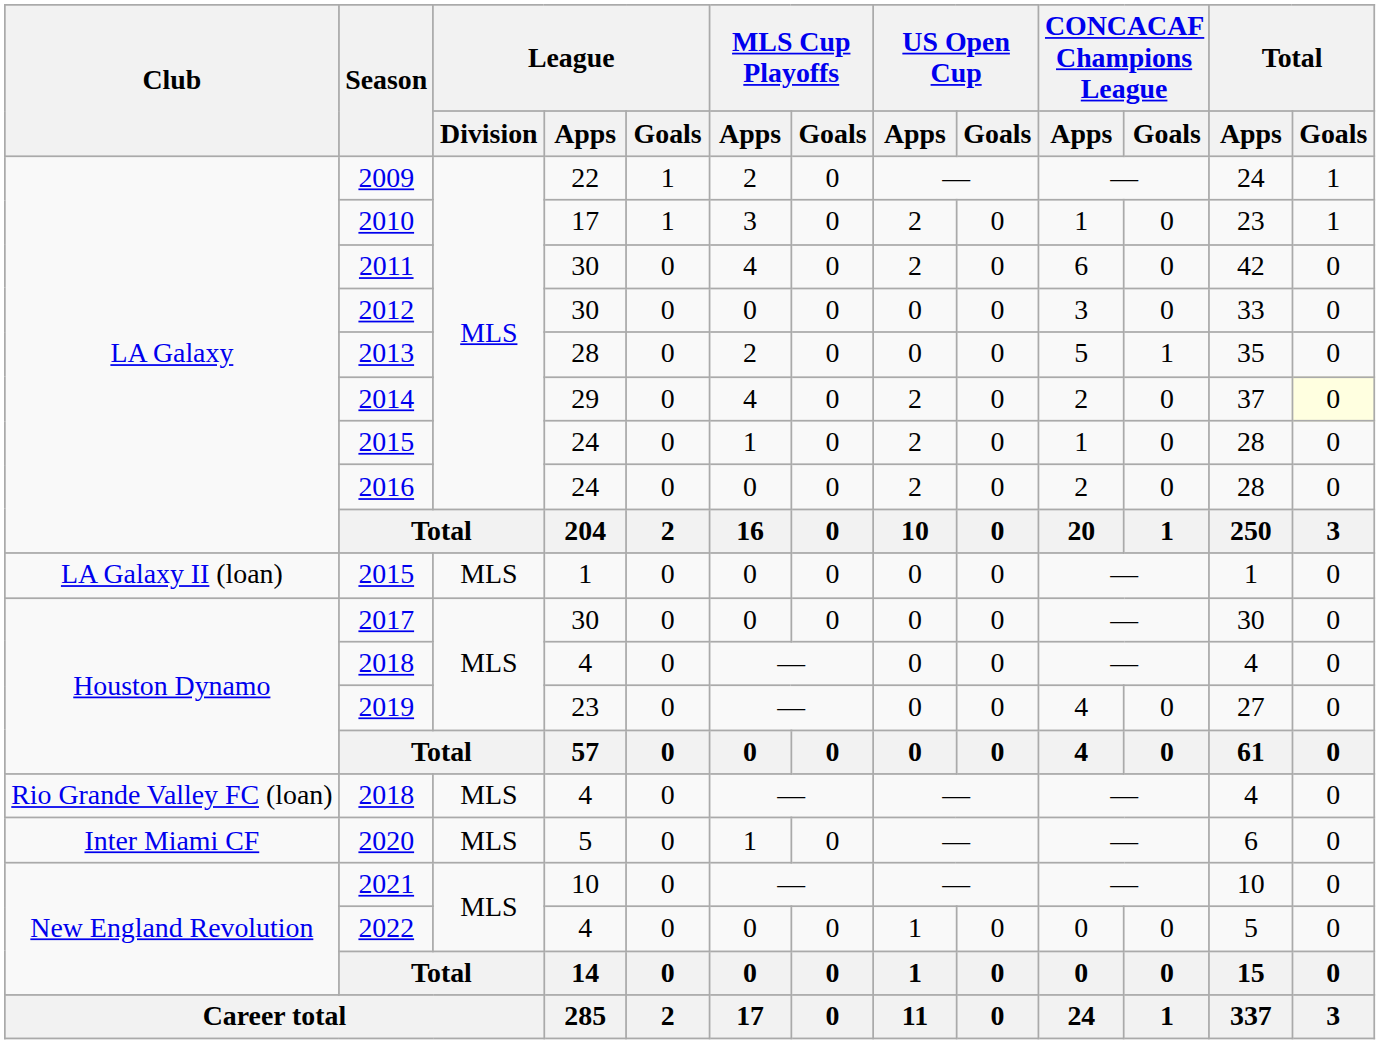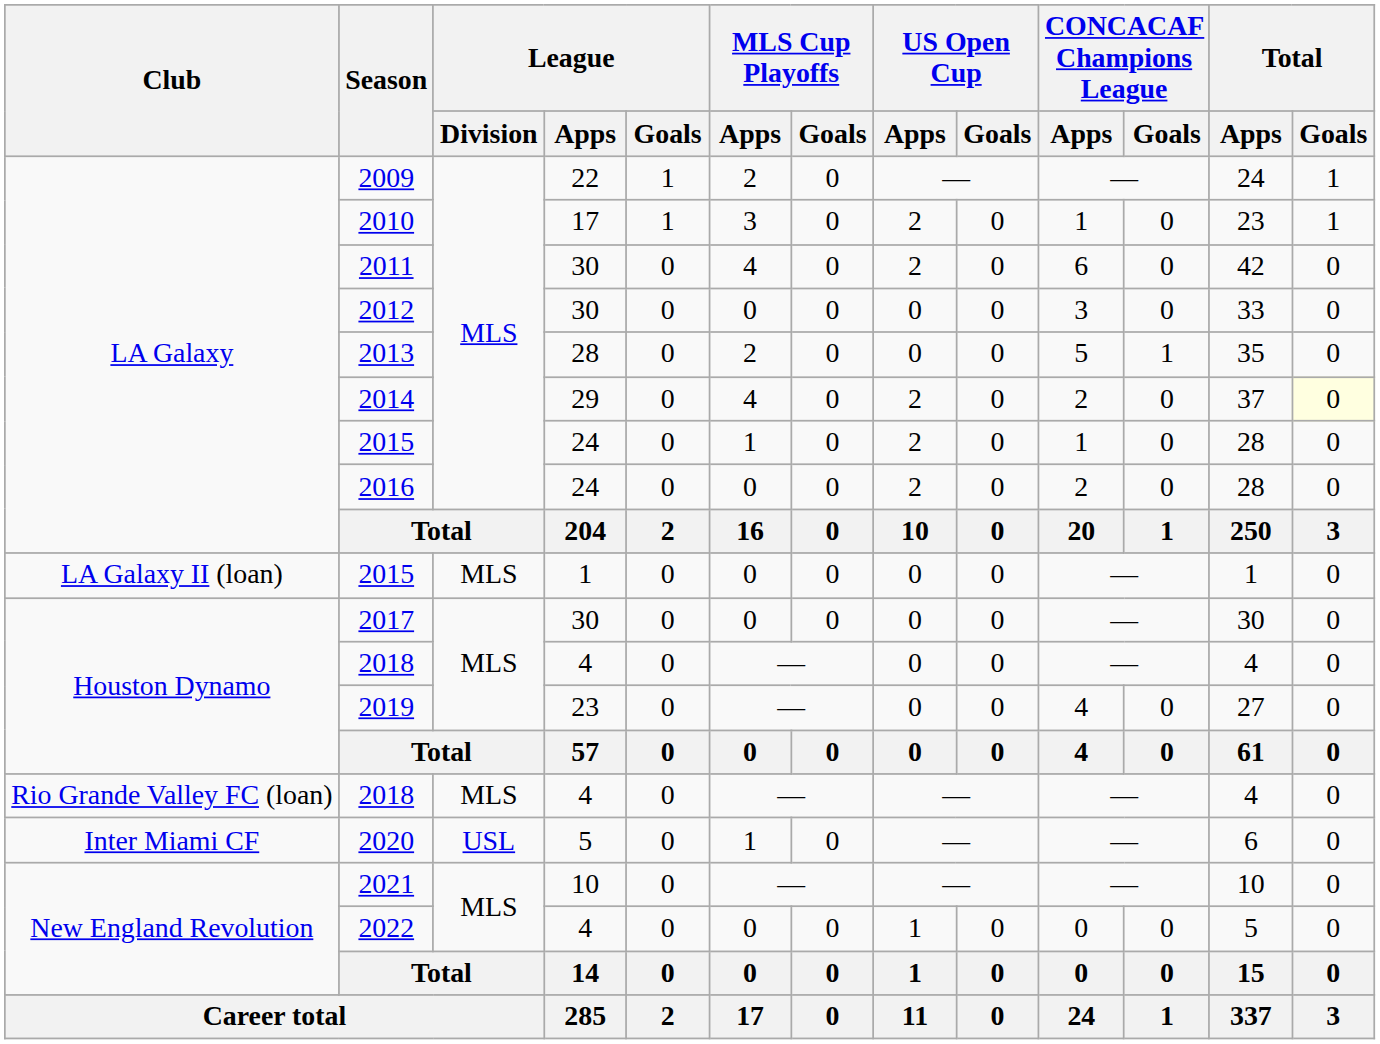(489, 839) MLS -> (489, 839) USL
